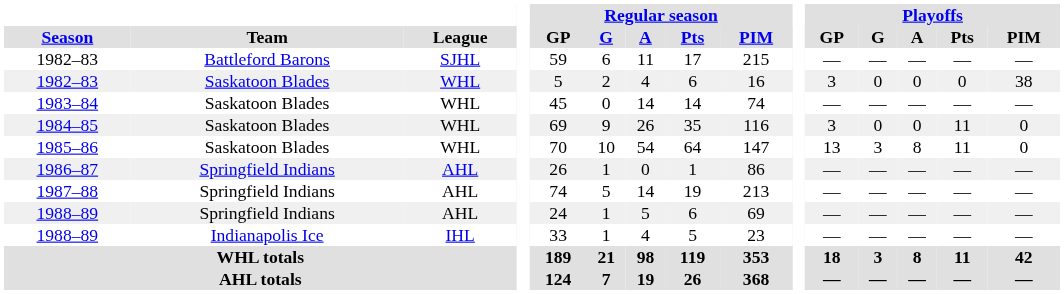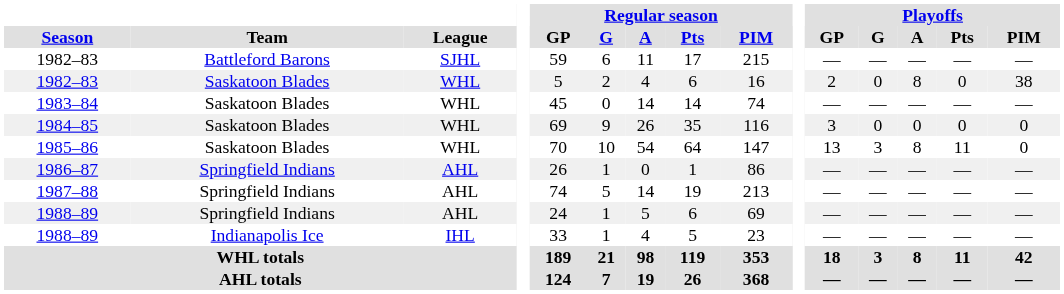(832, 80) 3 -> (832, 80) 2
(917, 80) 0 -> (917, 80) 8
(962, 124) 11 -> (962, 124) 0
